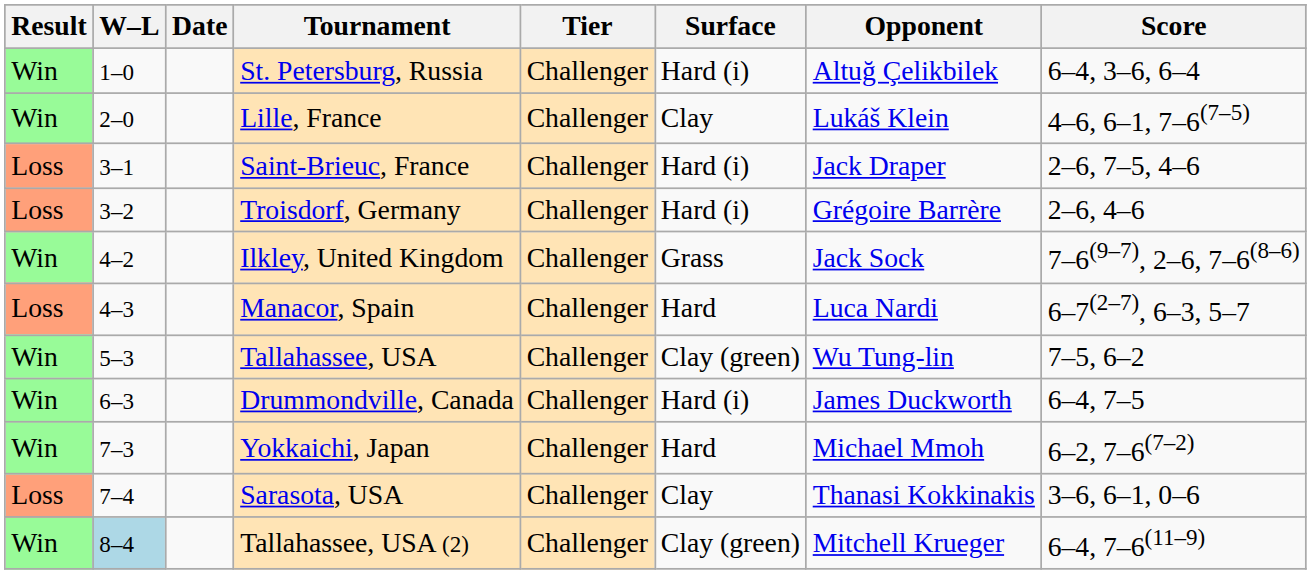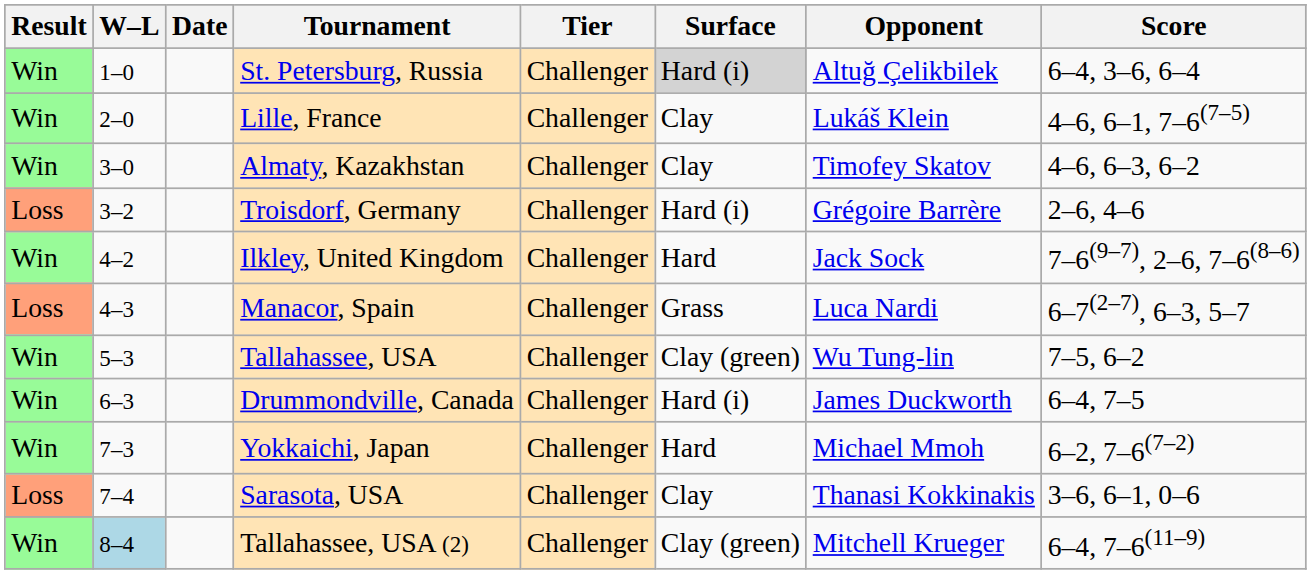(705, 70) no background -> (705, 70) lightgrey background
+ row: (352, 165)
- row: (355, 165)
(692, 257) Grass -> (689, 257) Hard
(689, 308) Hard -> (692, 308) Grass
